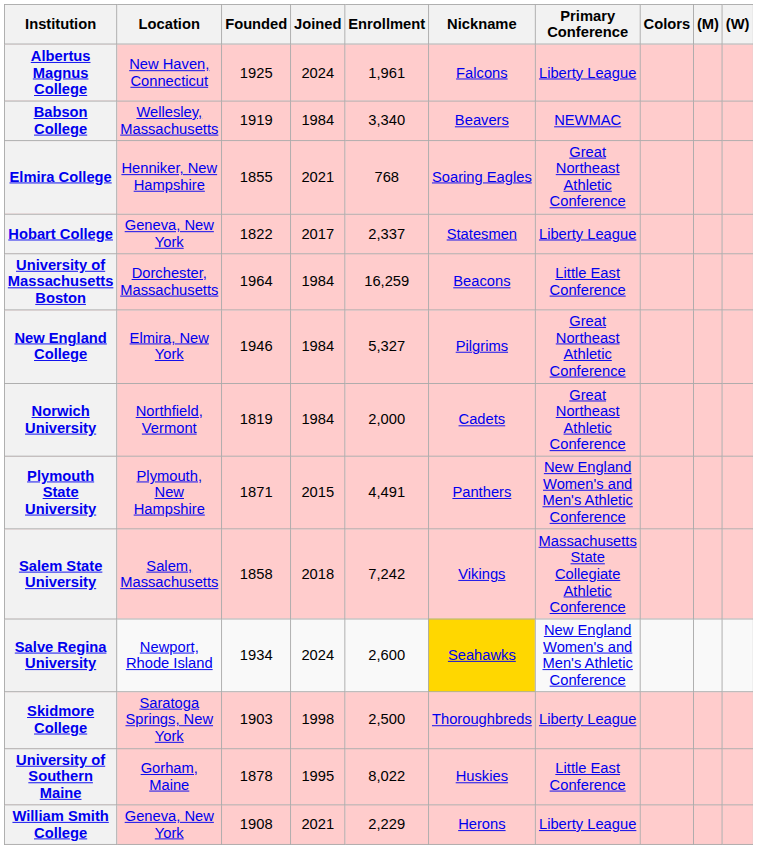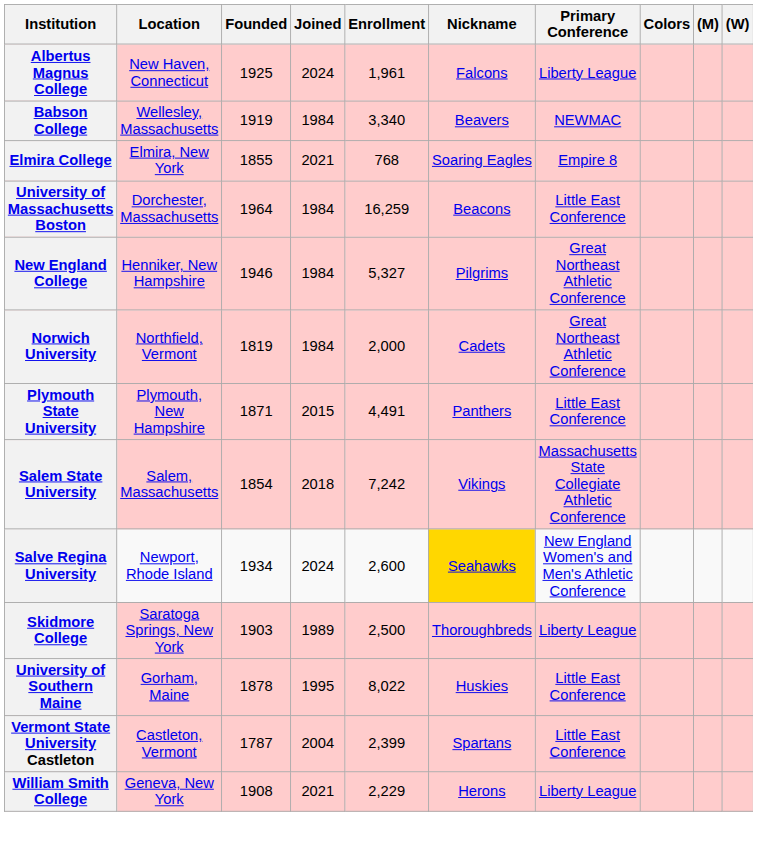(169, 177) Henniker, New Hampshire -> (169, 160) Elmira, New York
(588, 177) Great Northeast Athletic Conference -> (588, 160) Empire 8
- row: (61, 233)
(169, 346) Elmira, New York -> (169, 273) Henniker, New Hampshire
(588, 492) New England Women's and Men's Athletic Conference -> (588, 411) Little East Conference
(256, 574) 1858 -> (256, 484) 1854
(318, 720) 1998 -> (318, 630) 1989
+ row: (61, 743)
